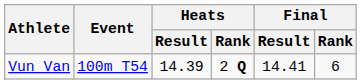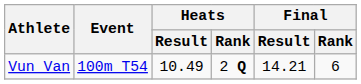(182, 66) 14.39 -> (182, 66) 10.49
(284, 66) 14.41 -> (284, 66) 14.21
